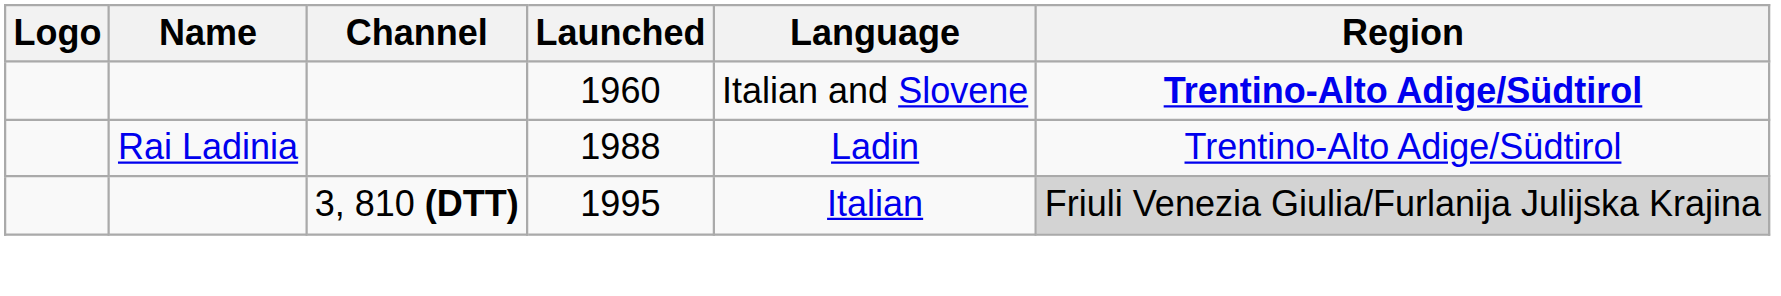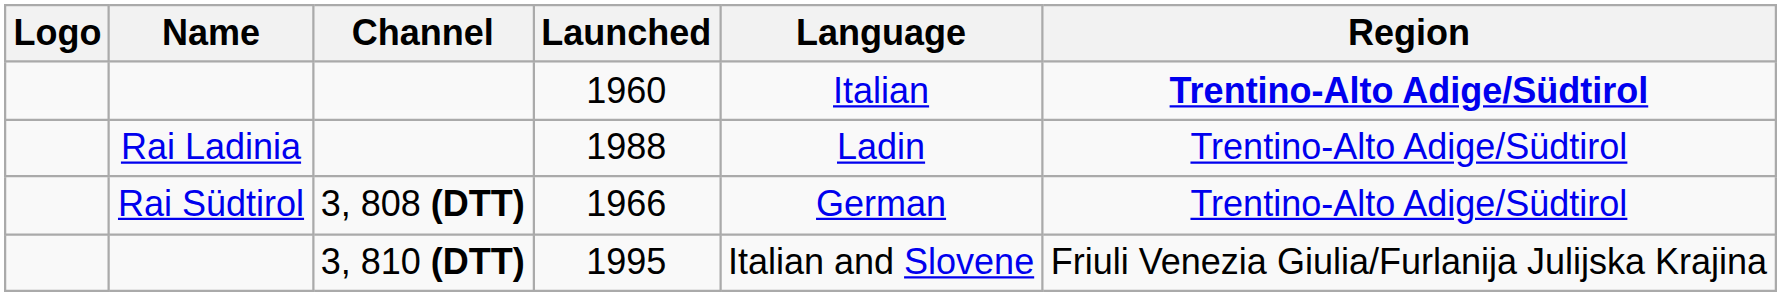(875, 90) Italian and Slovene -> (881, 90) Italian
+ row: (626, 204)
(875, 204) Italian -> (881, 261) Italian and Slovene
(1403, 204) lightgrey background -> (1409, 261) no background
